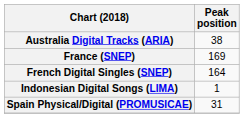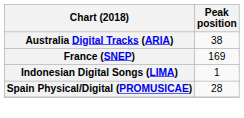- row: (99, 72)
(217, 105) 31 -> (217, 89) 28
